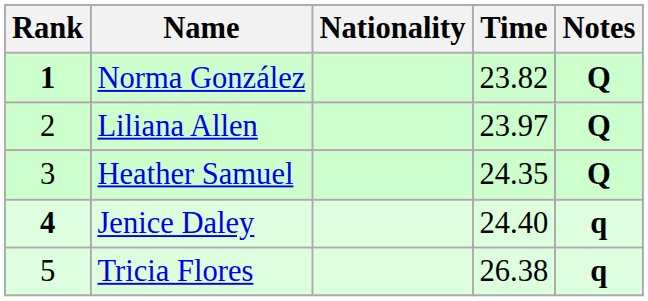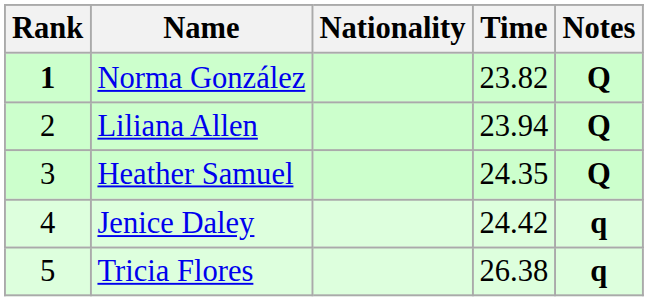(514, 125) 23.97 -> (514, 125) 23.94
(48, 222) bold -> (48, 222) normal
(514, 222) 24.40 -> (514, 222) 24.42
